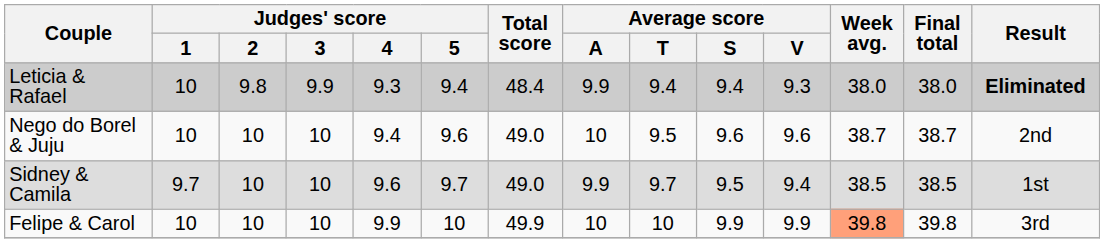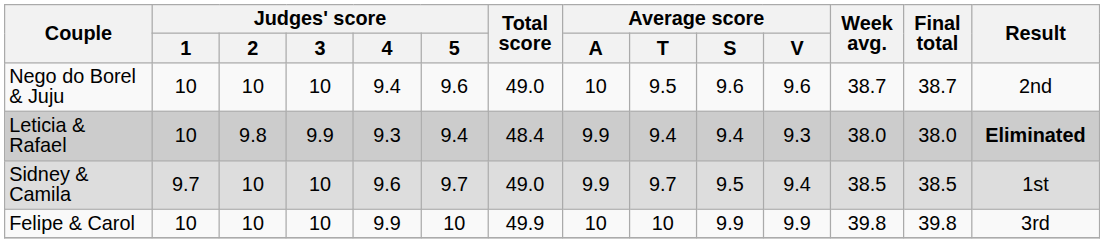rows swapped: (73, 135) <-> (47, 86)
(867, 223) lightsalmon background -> (867, 223) no background
